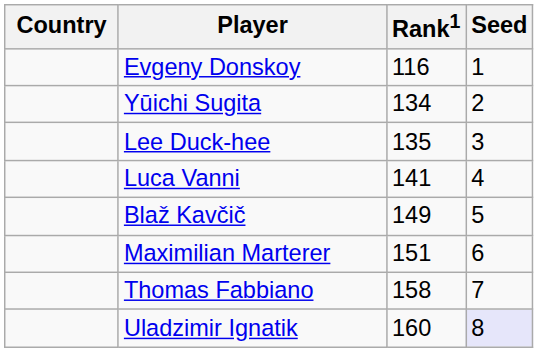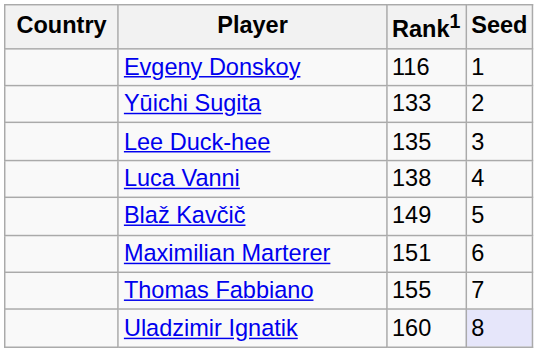(412, 104) 134 -> (412, 104) 133
(412, 178) 141 -> (412, 178) 138
(412, 290) 158 -> (412, 290) 155
